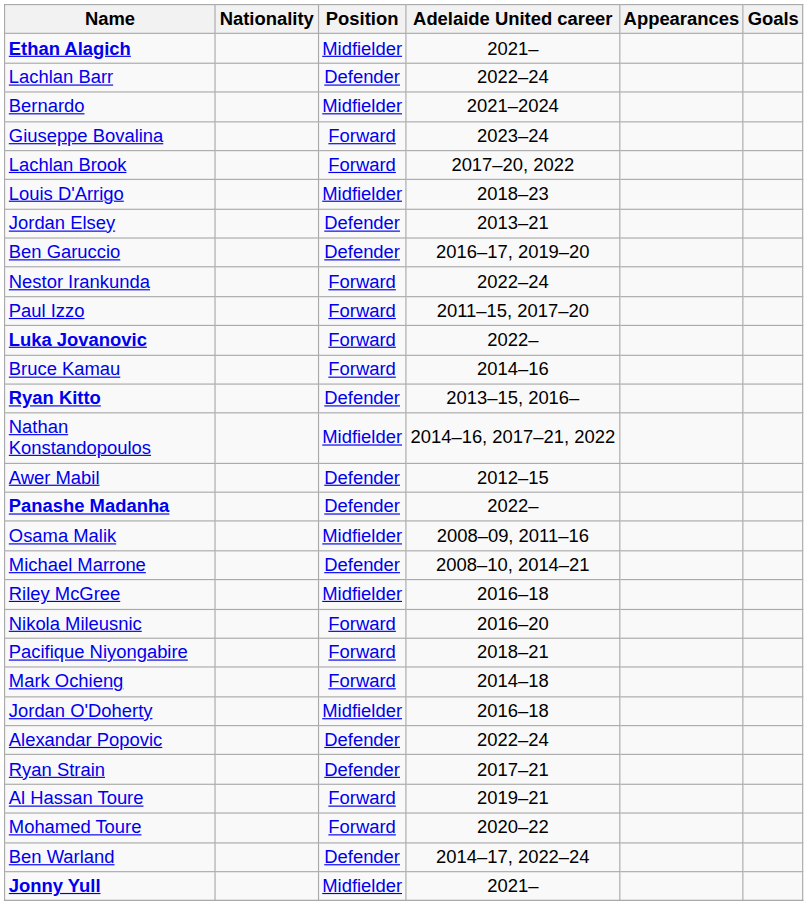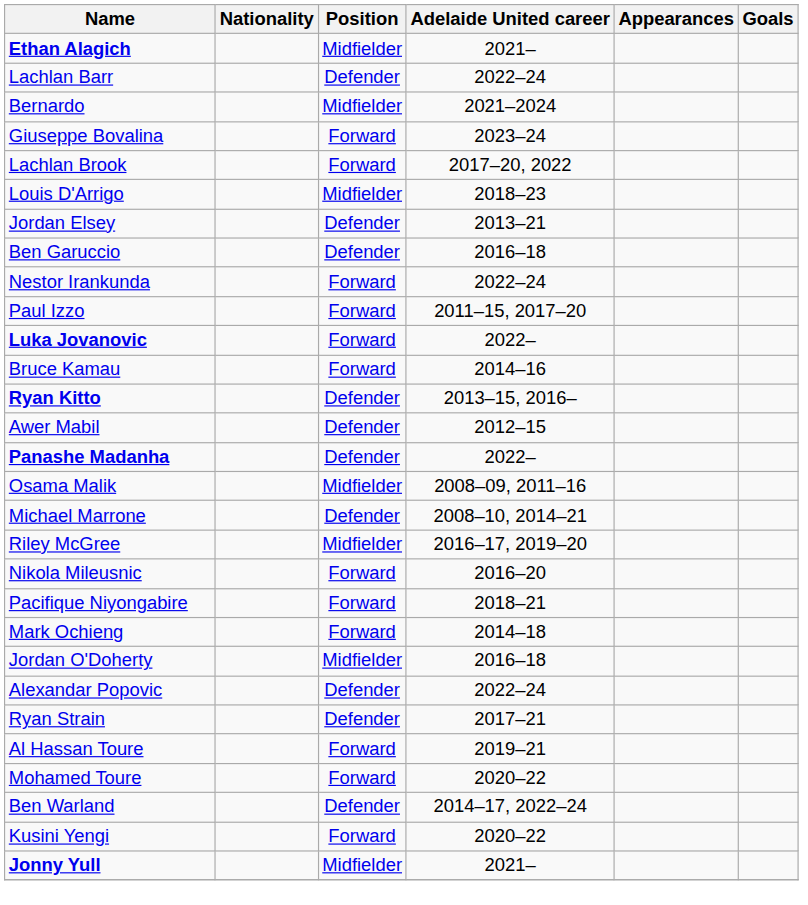(513, 252) 2016–17, 2019–20 -> (510, 252) 2016–18
- row: (80, 437)
(513, 594) 2016–18 -> (510, 544) 2016–17, 2019–20
+ row: (59, 836)
